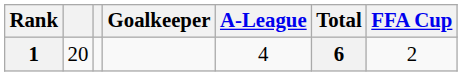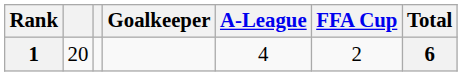columns swapped: (412, 20) <-> (339, 20)
